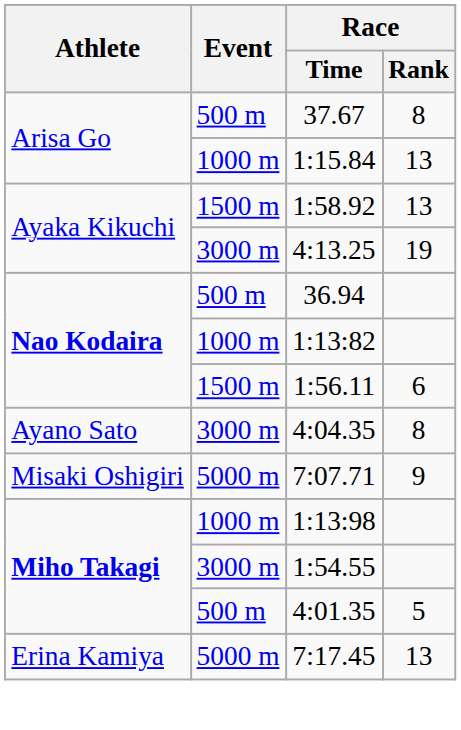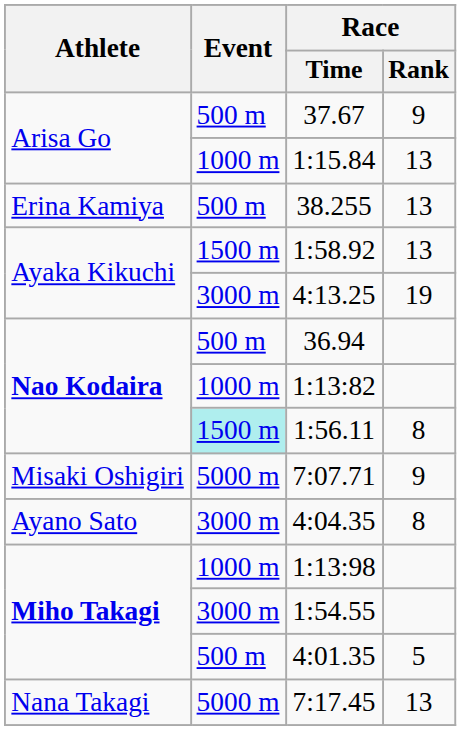(419, 115) 8 -> (419, 115) 9
+ row: (334, 205)
(238, 386) no background -> (238, 431) paleturquoise background
(419, 386) 6 -> (419, 431) 8
rows swapped: (334, 476) <-> (334, 431)
(88, 656) Erina Kamiya -> (80, 701) Nana Takagi
